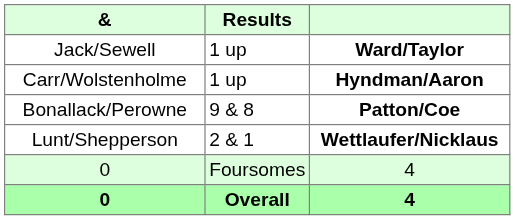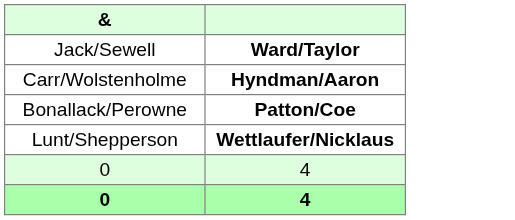- column: (257, 19)
